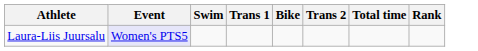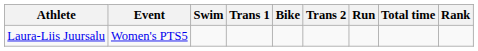+ column: (364, 15)
(149, 35) lavender background -> (149, 35) no background
